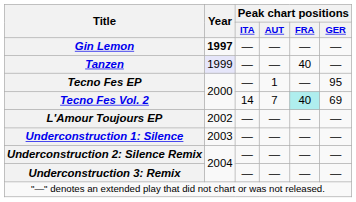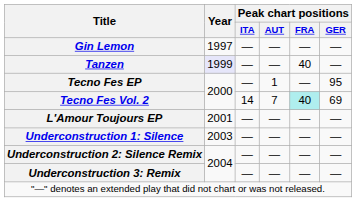(220, 46) bold -> (220, 46) normal
(220, 118) 2002 -> (220, 118) 2001
